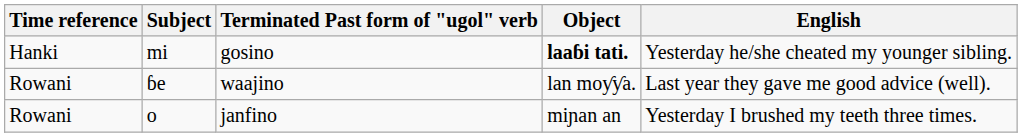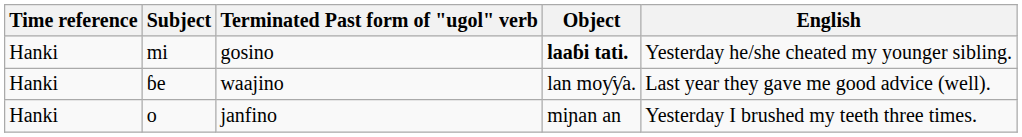(40, 83) Rowani -> (34, 83) Hanki
(40, 115) Rowani -> (34, 115) Hanki
